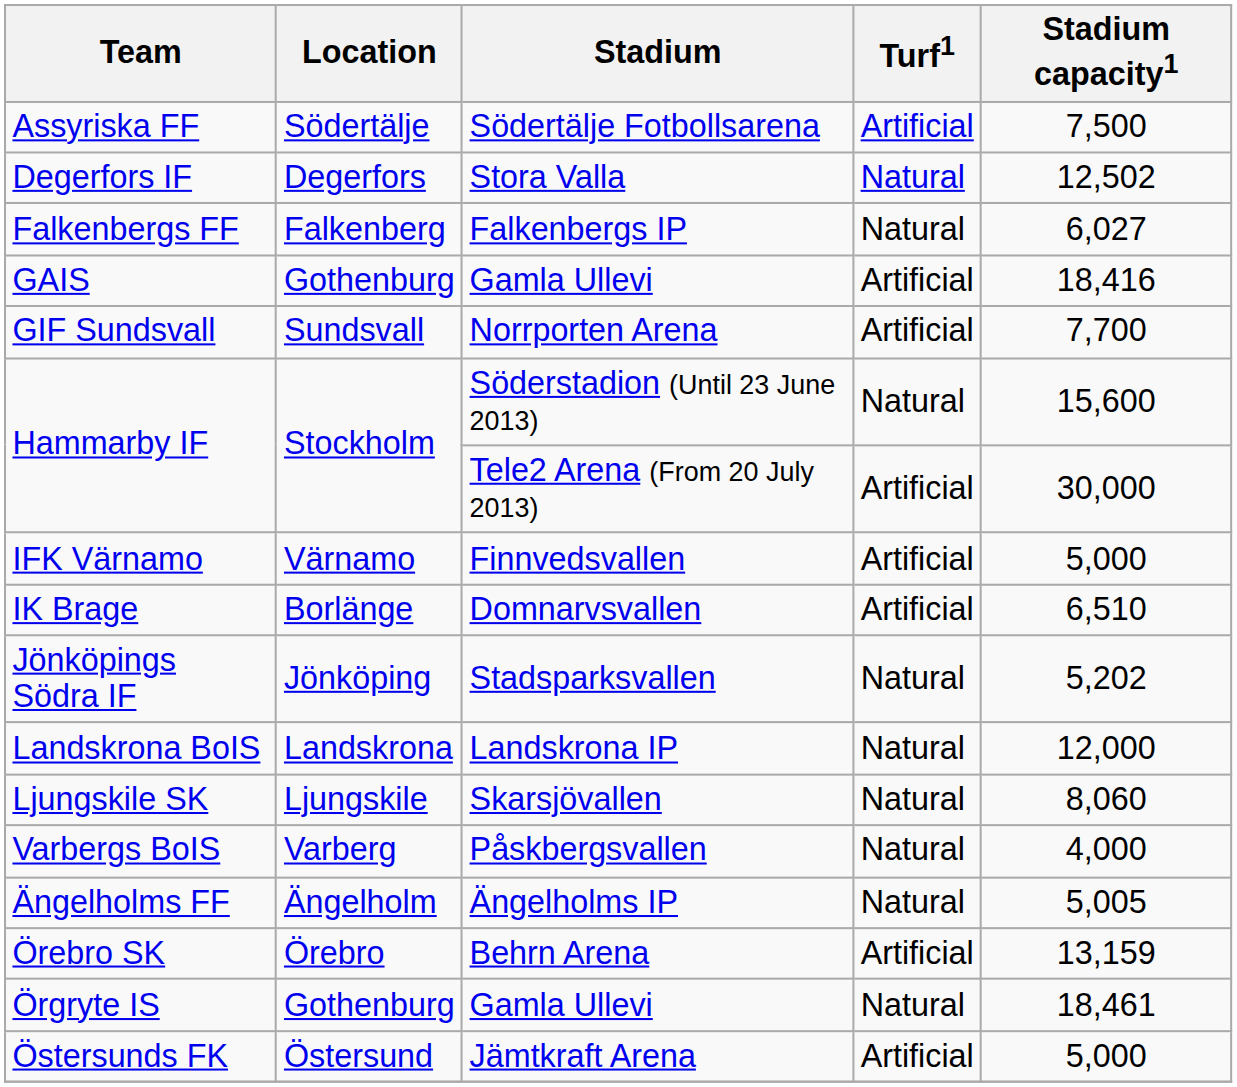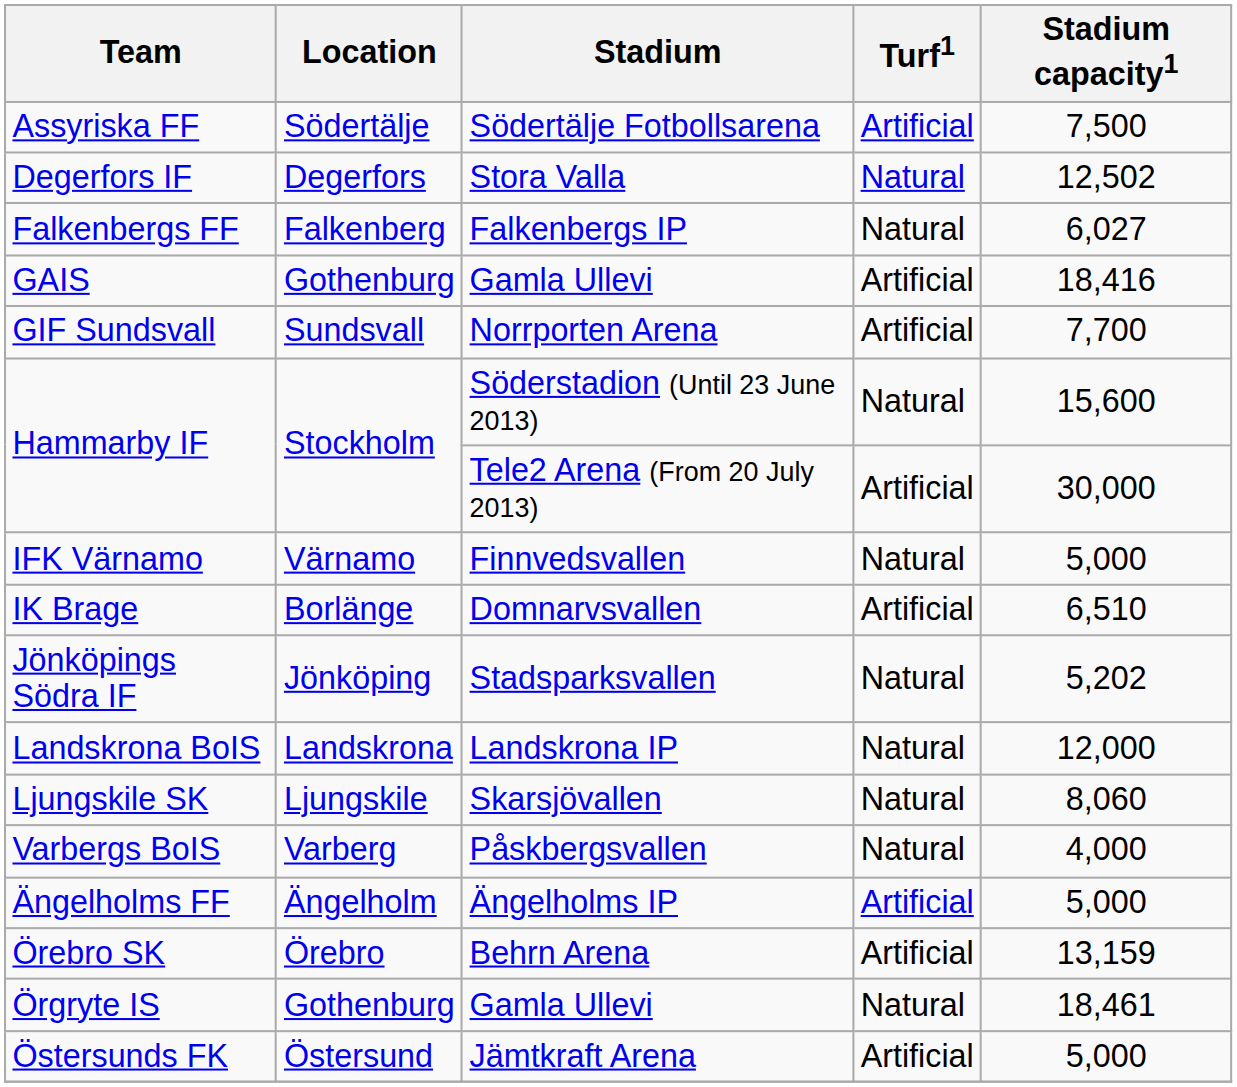(917, 558) Artificial -> (913, 558) Natural
(913, 901) Natural -> (917, 901) Artificial
(1106, 901) 5,005 -> (1106, 901) 5,000
